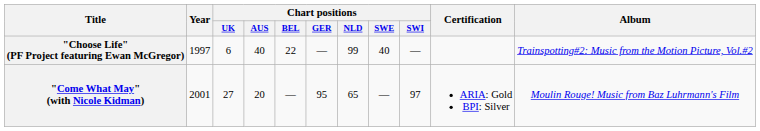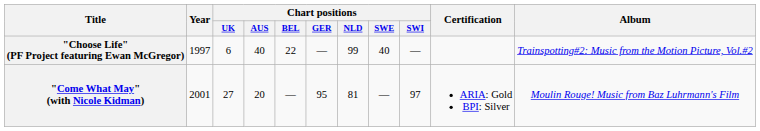(353, 95) 65 -> (353, 95) 81
